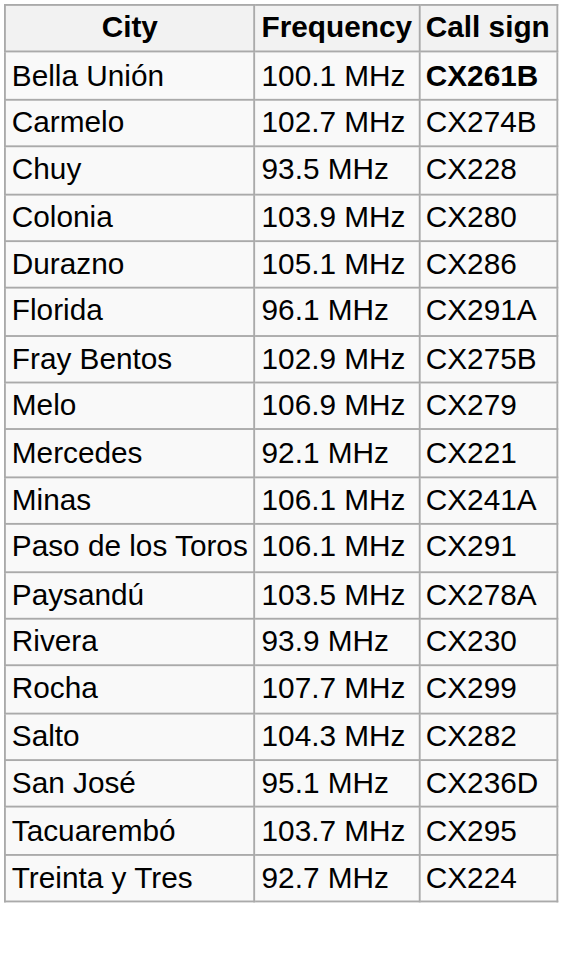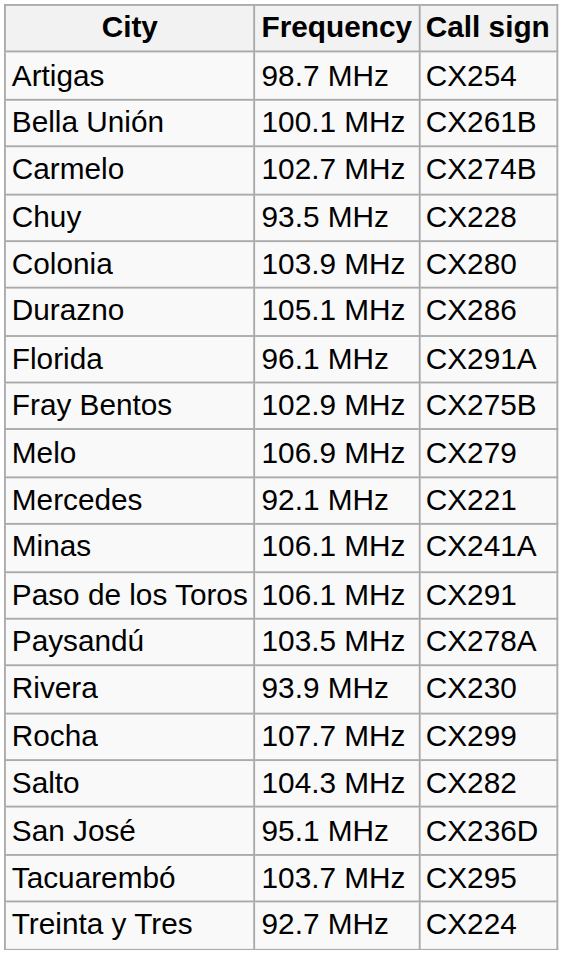+ row: (58, 75)
(482, 75) bold -> (481, 122) normal
